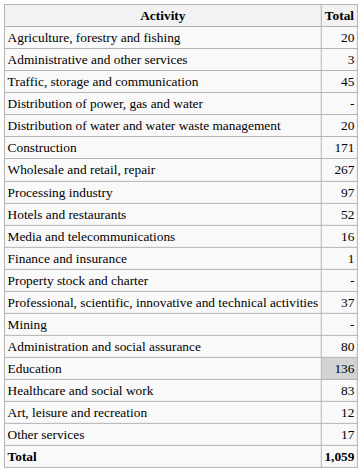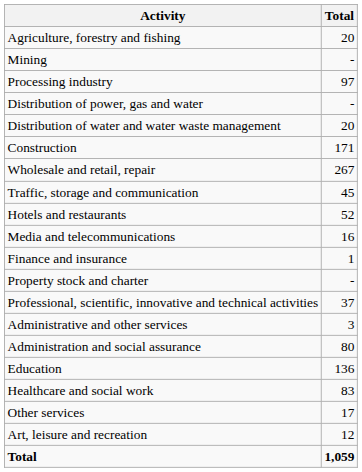rows swapped: (27, 324) <-> (98, 59)
rows swapped: (60, 192) <-> (103, 81)
(344, 368) lightgrey background -> (344, 368) no background
rows swapped: (77, 412) <-> (46, 434)
